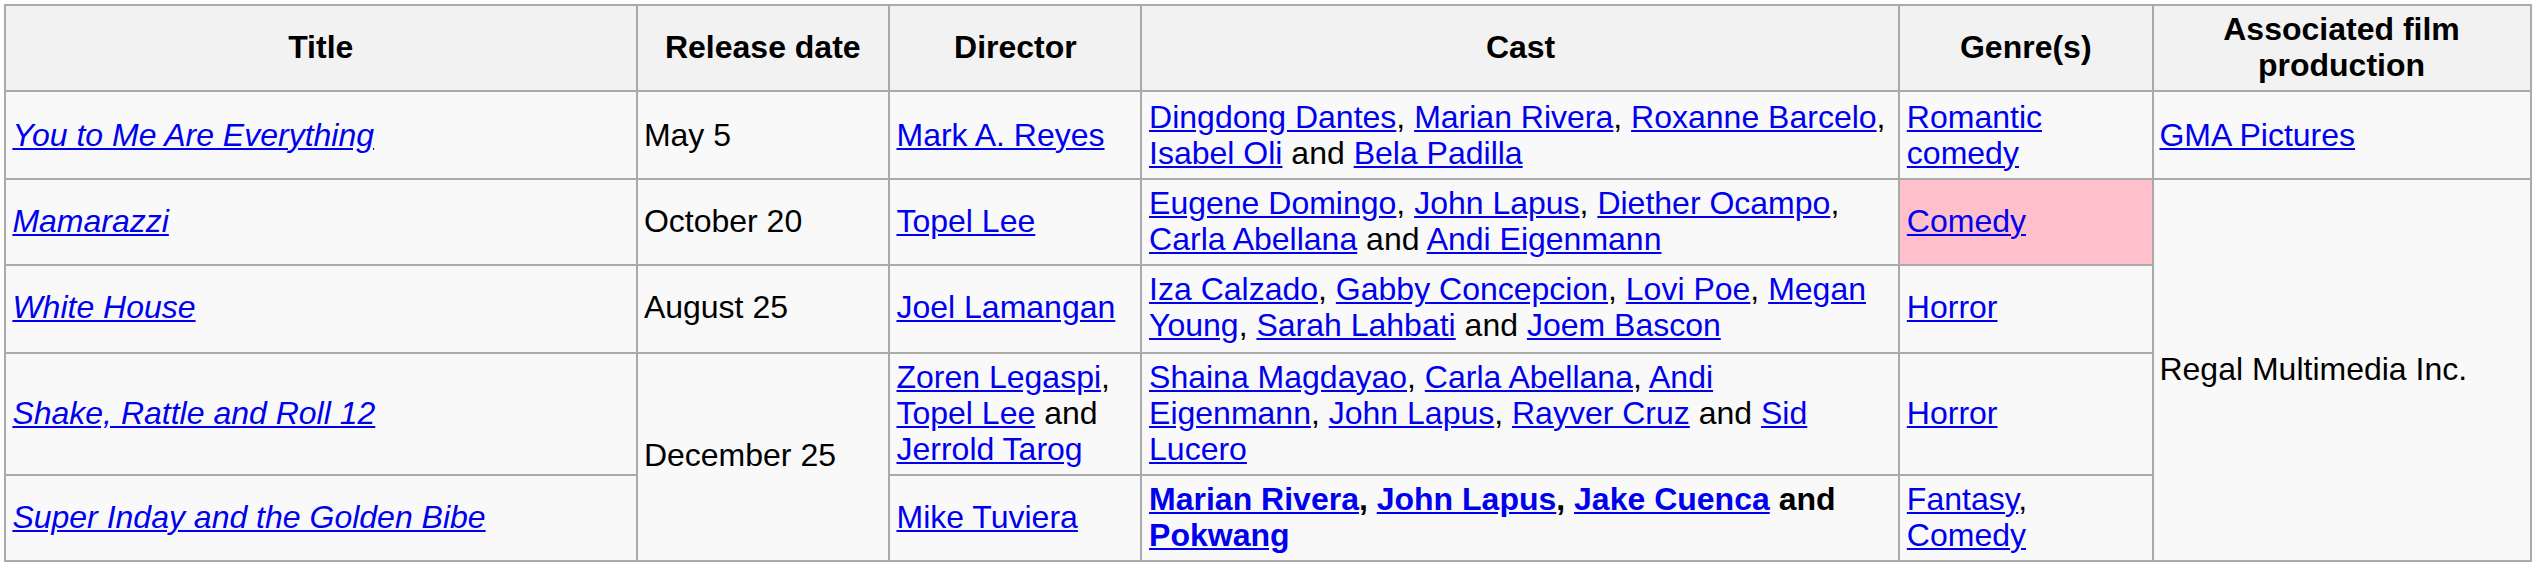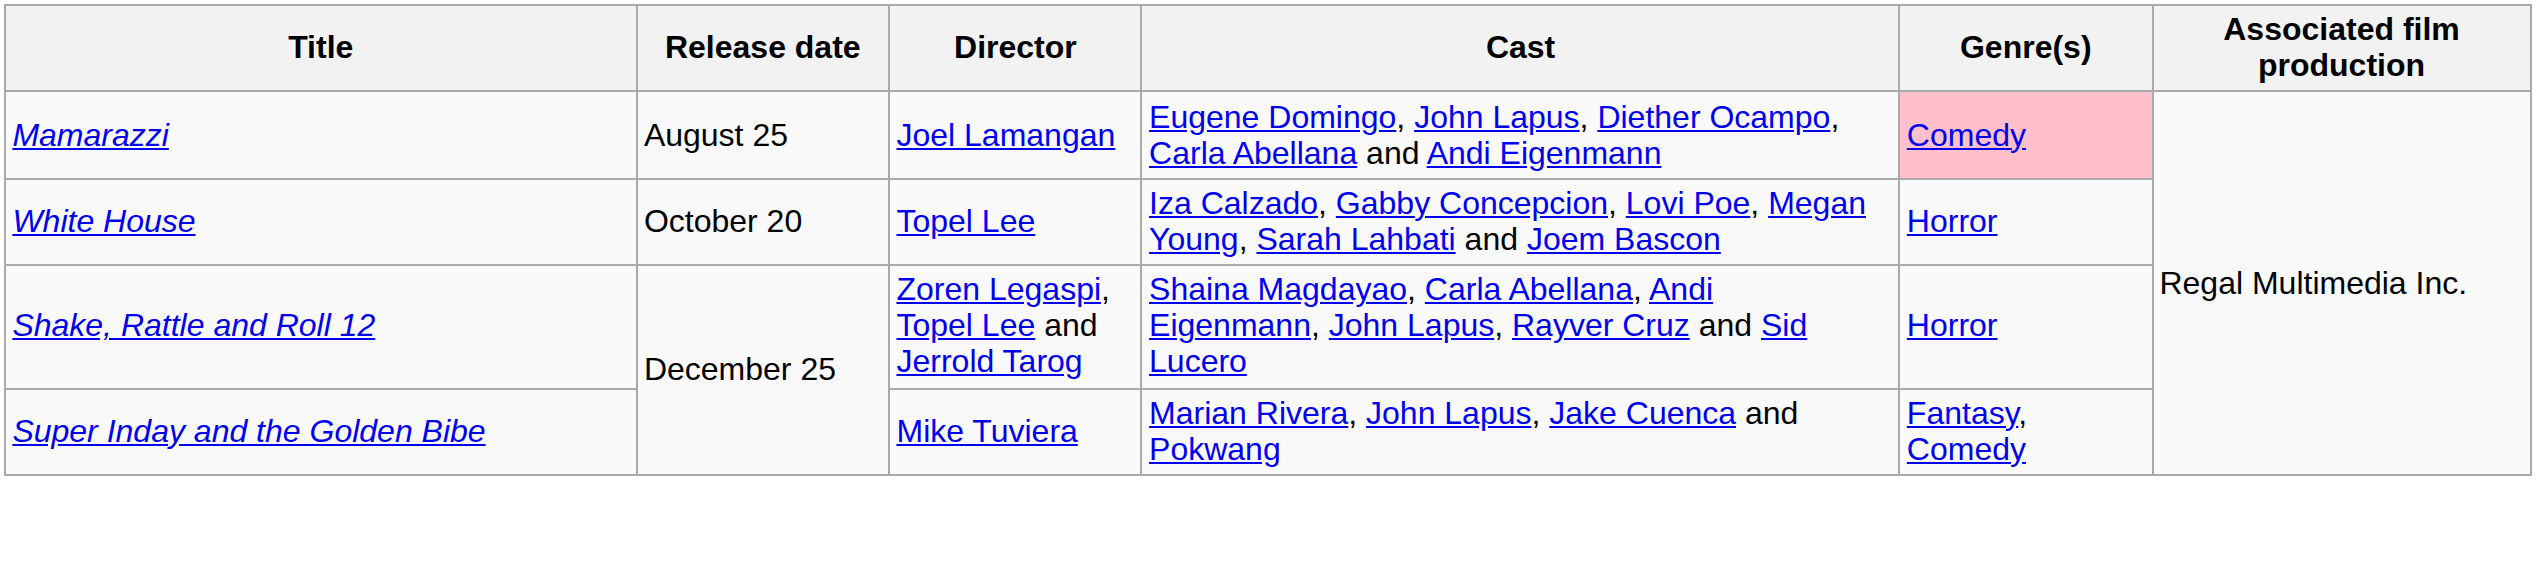- row: (193, 134)
(723, 221) October 20 -> (716, 134) August 25
(966, 221) Topel Lee -> (1006, 134) Joel Lamangan
(716, 308) August 25 -> (723, 221) October 20
(1006, 308) Joel Lamangan -> (966, 221) Topel Lee
(1492, 517) bold -> (1474, 430) normal
